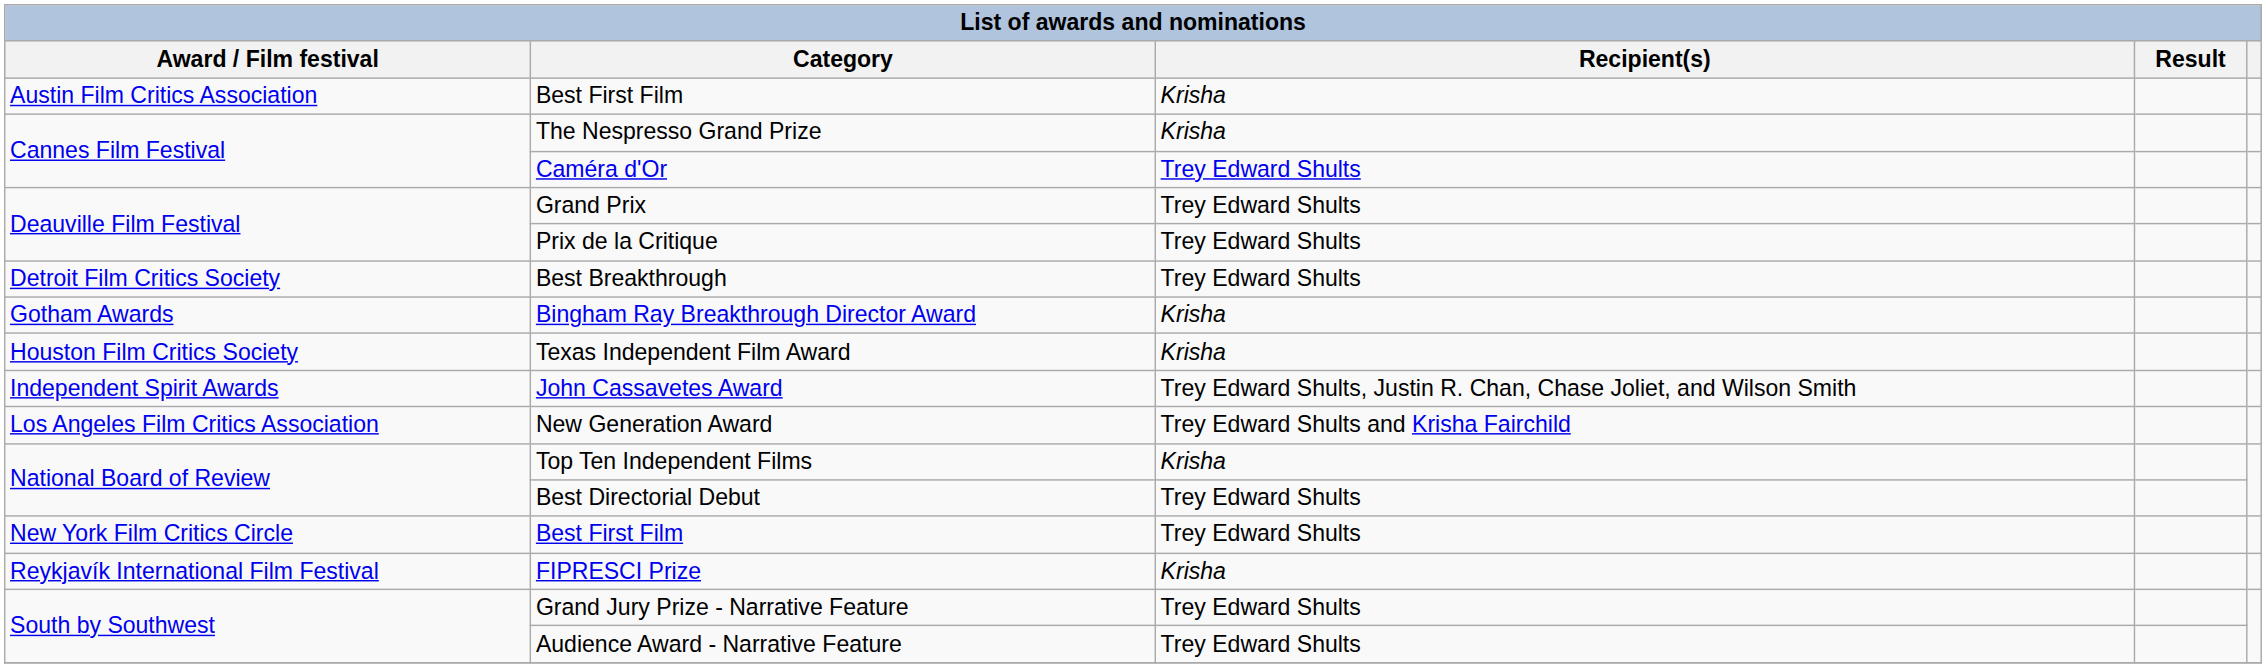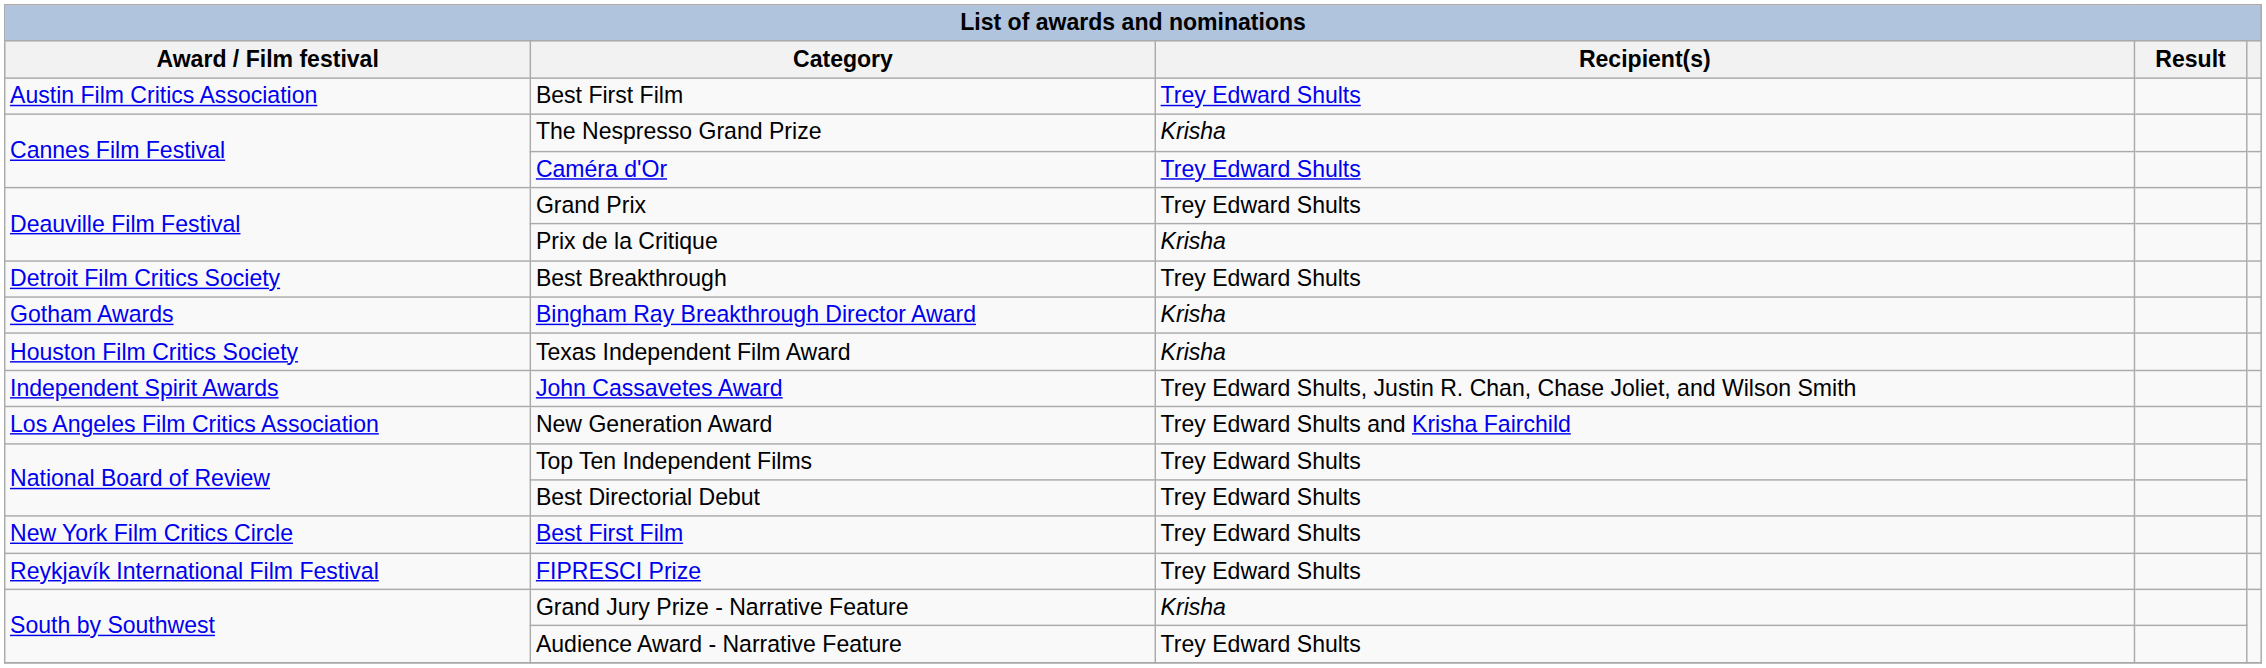(1193, 95) Krisha -> (1261, 95) Trey Edward Shults
(1261, 242) Trey Edward Shults -> (1193, 242) Krisha
(1193, 461) Krisha -> (1261, 461) Trey Edward Shults
(1193, 570) Krisha -> (1261, 570) Trey Edward Shults
(1261, 607) Trey Edward Shults -> (1193, 607) Krisha
